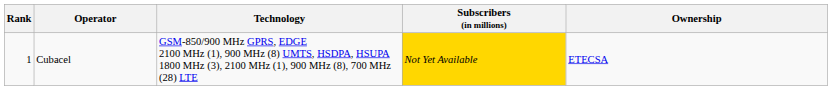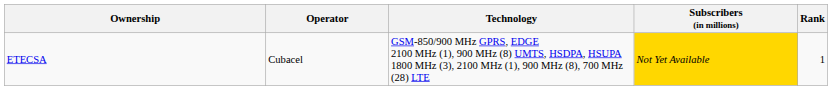columns swapped: (19, 18) <-> (697, 18)
